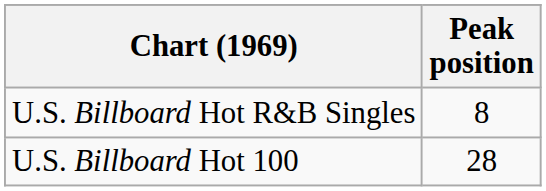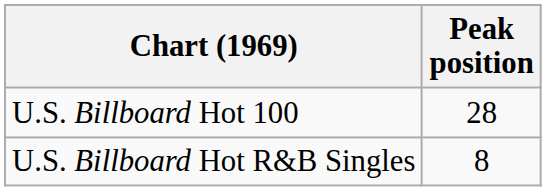rows swapped: (214, 112) <-> (155, 160)
